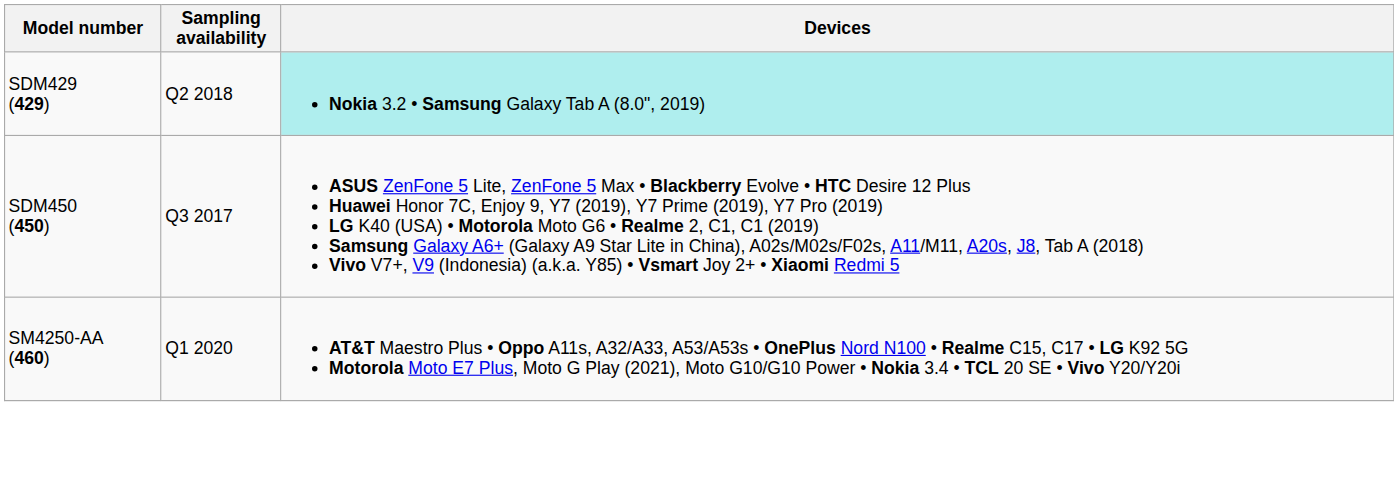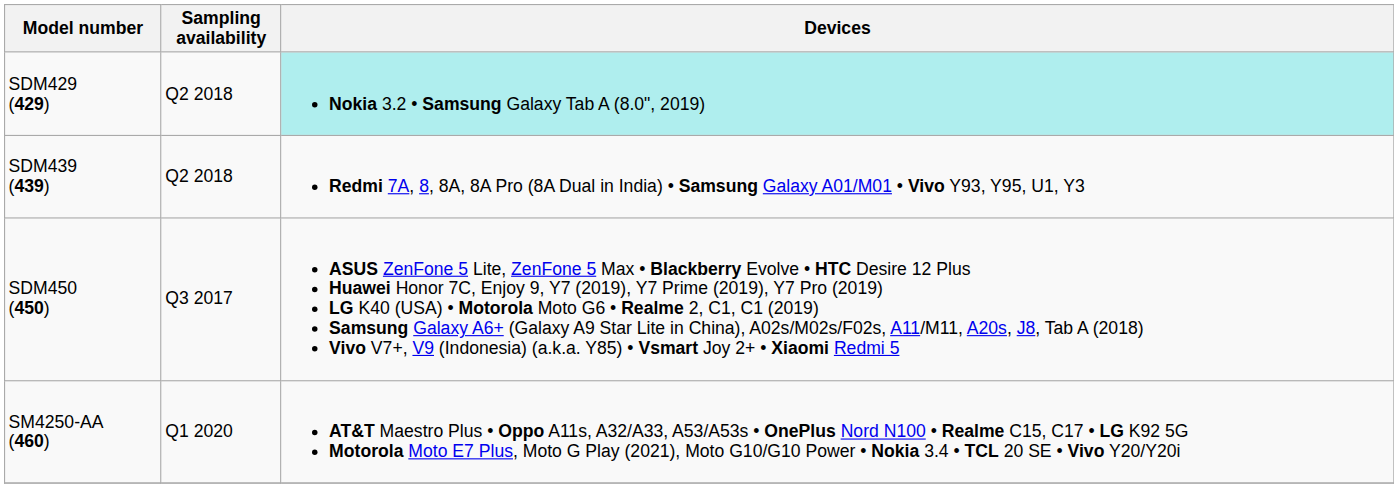+ row: (43, 176)
